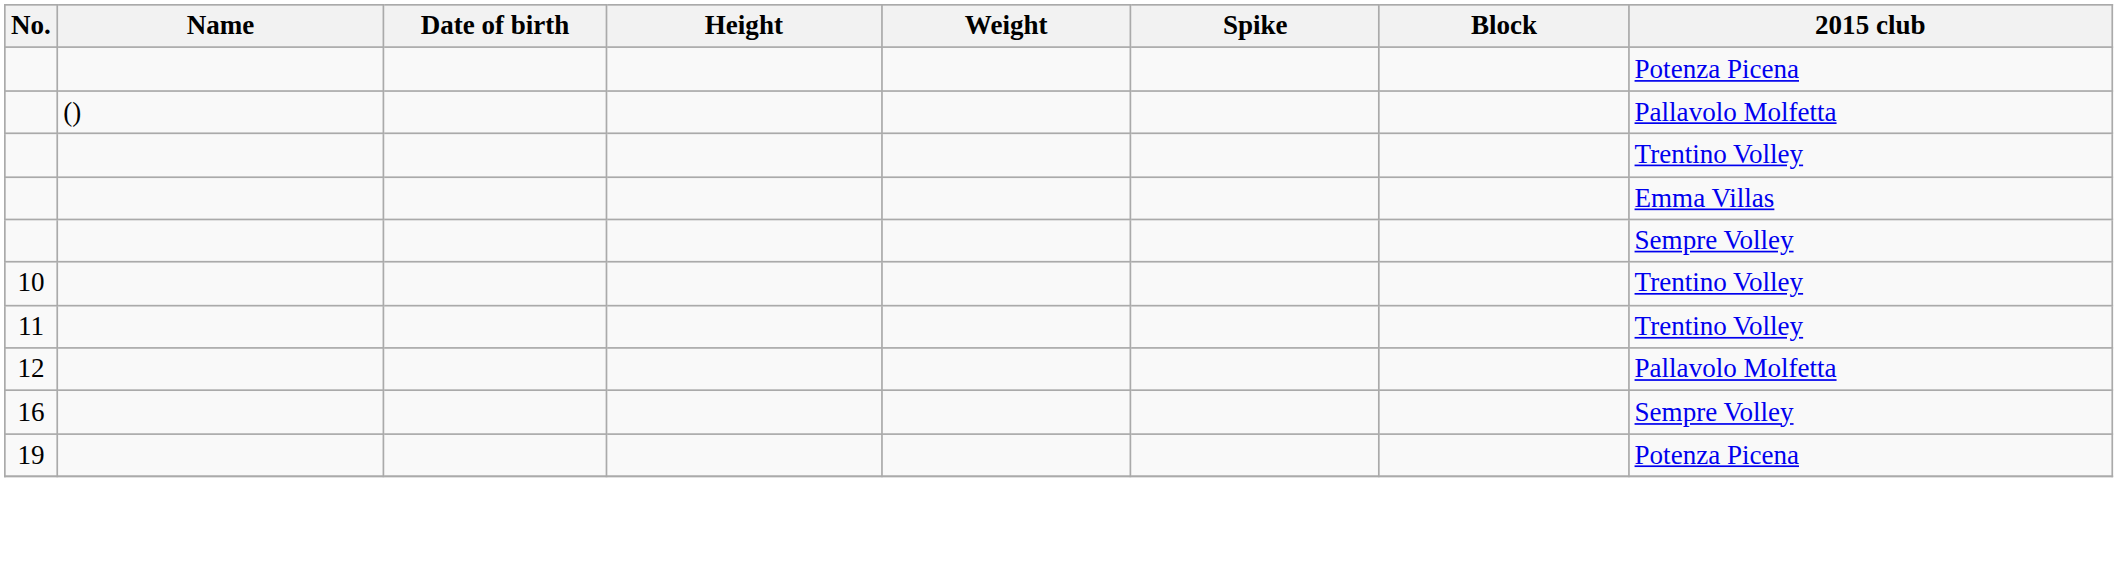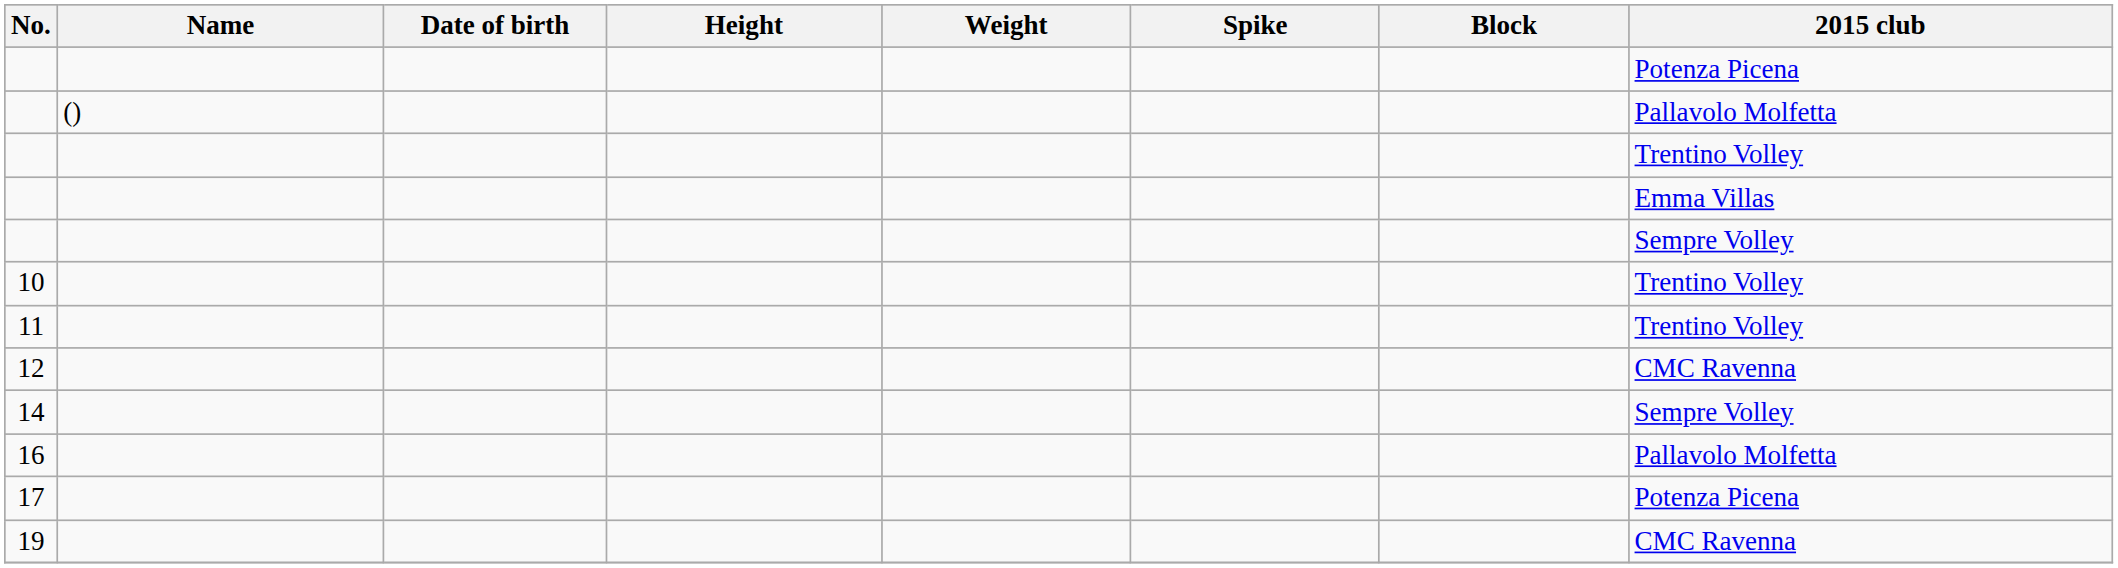(1736, 369) Pallavolo Molfetta -> (1715, 369) CMC Ravenna
+ row: (31, 411)
(1714, 411) Sempre Volley -> (1736, 454) Pallavolo Molfetta
+ row: (31, 497)
(1717, 454) Potenza Picena -> (1715, 540) CMC Ravenna
